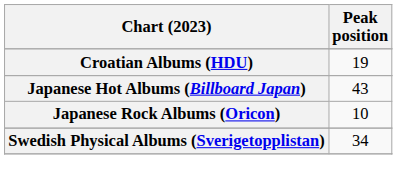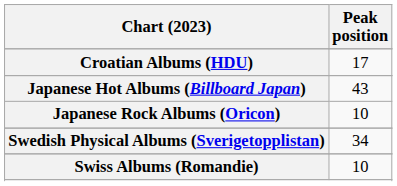(360, 62) 19 -> (360, 62) 17
+ row: (167, 166)
